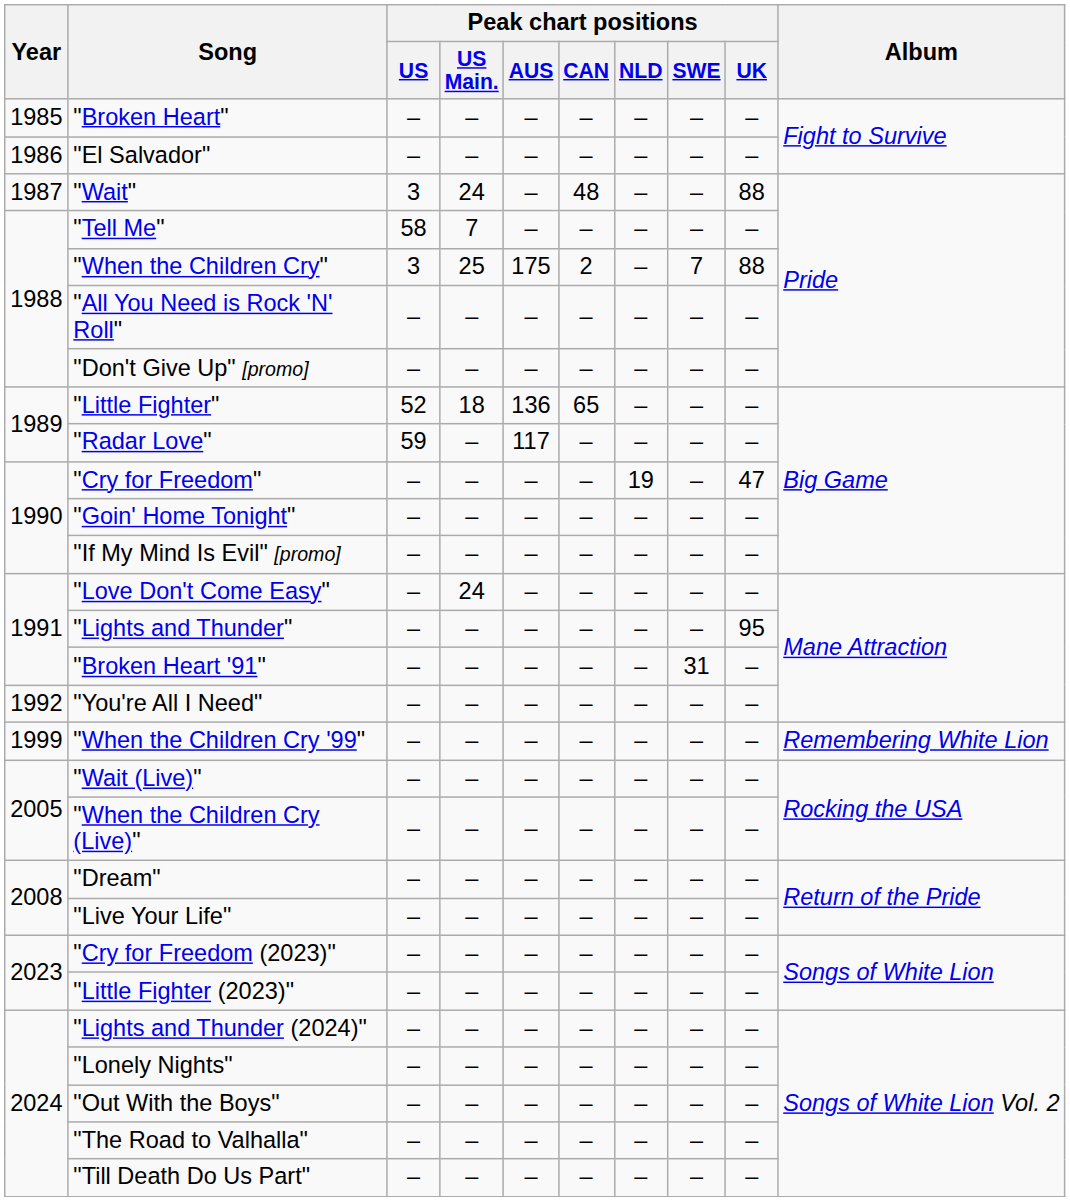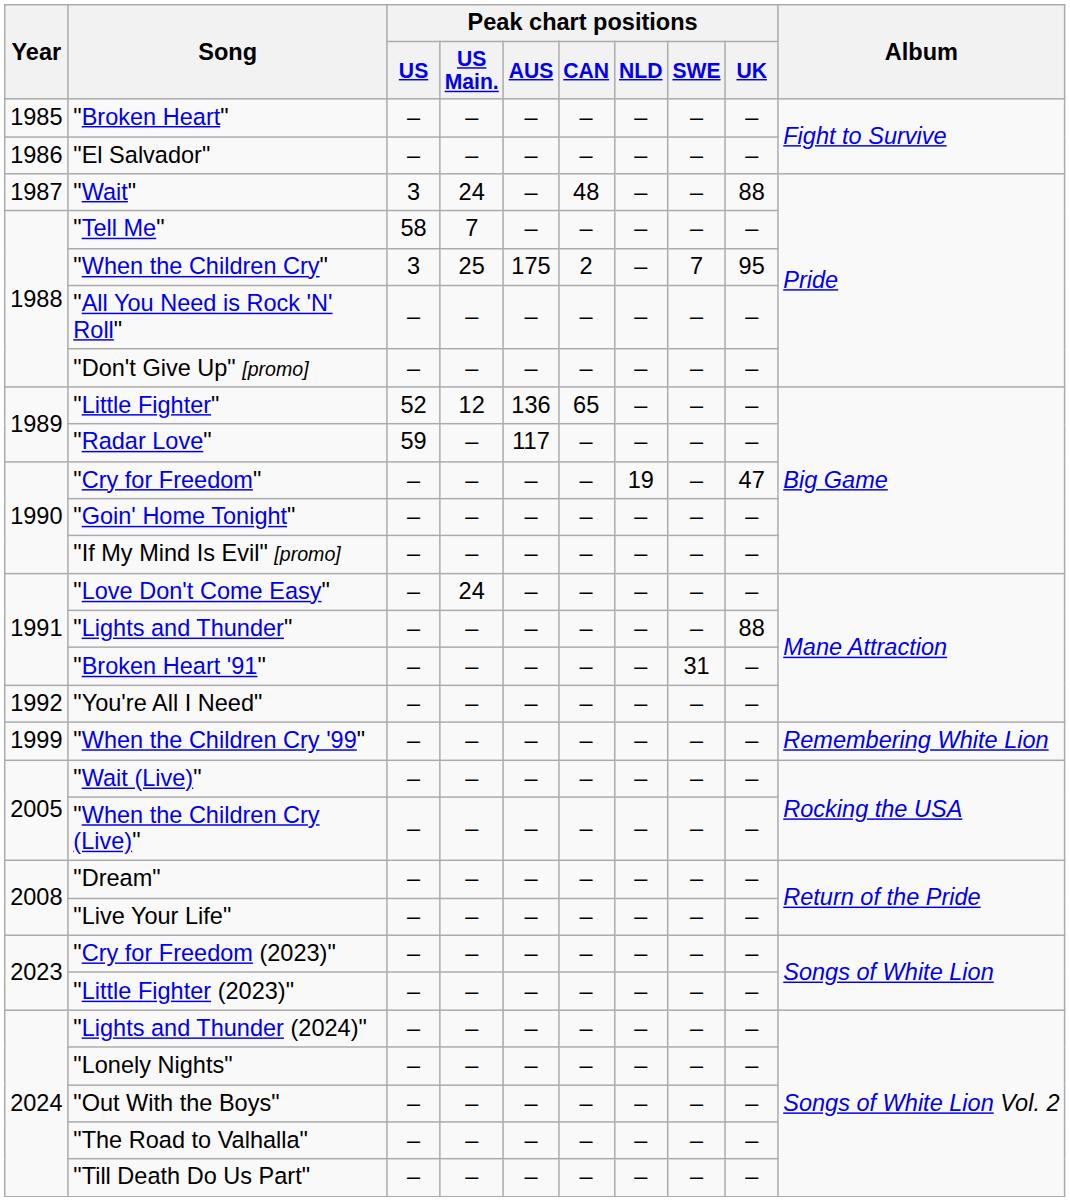(752, 266) 88 -> (752, 266) 95
(472, 404) 18 -> (472, 404) 12
(752, 628) 95 -> (752, 628) 88
